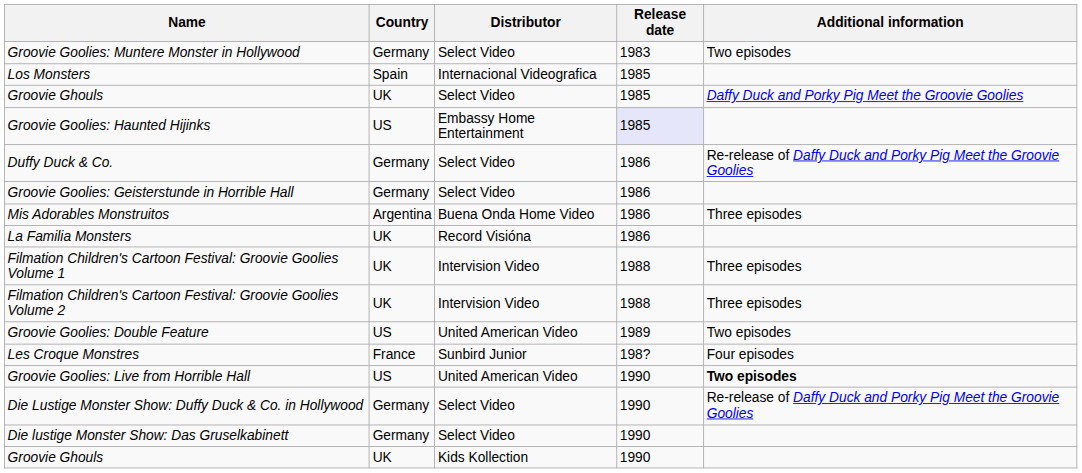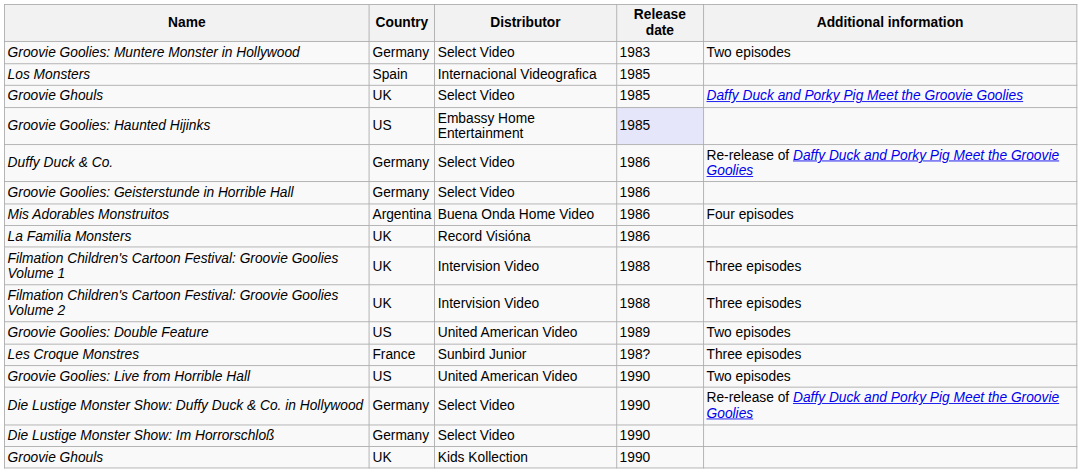(754, 214) Three episodes -> (750, 214) Four episodes
(750, 354) Four episodes -> (754, 354) Three episodes
(752, 376) bold -> (749, 376) normal
+ row: (141, 435)
- row: (148, 435)
